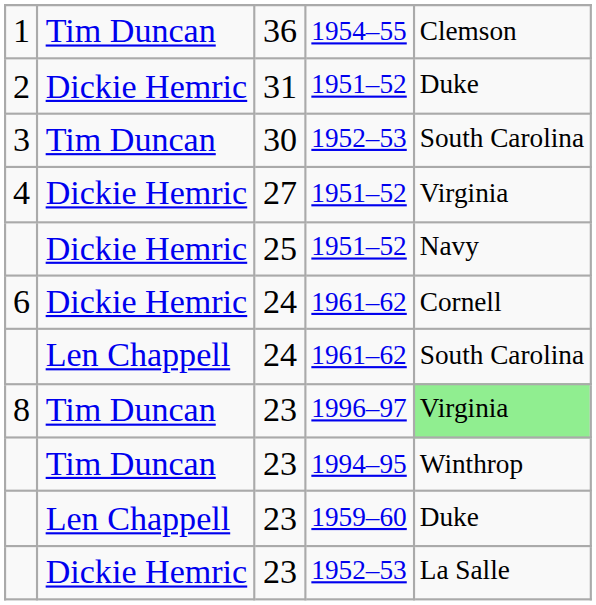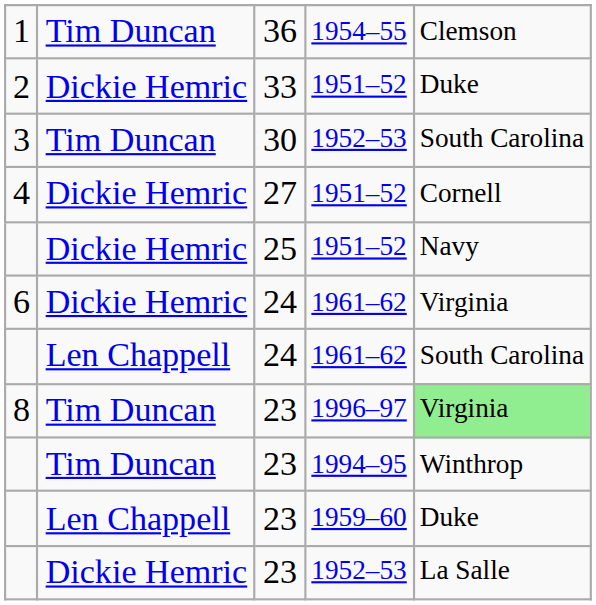(280, 85) 31 -> (280, 85) 33
(464, 193) Virginia -> (461, 193) Cornell
(461, 301) Cornell -> (464, 301) Virginia
